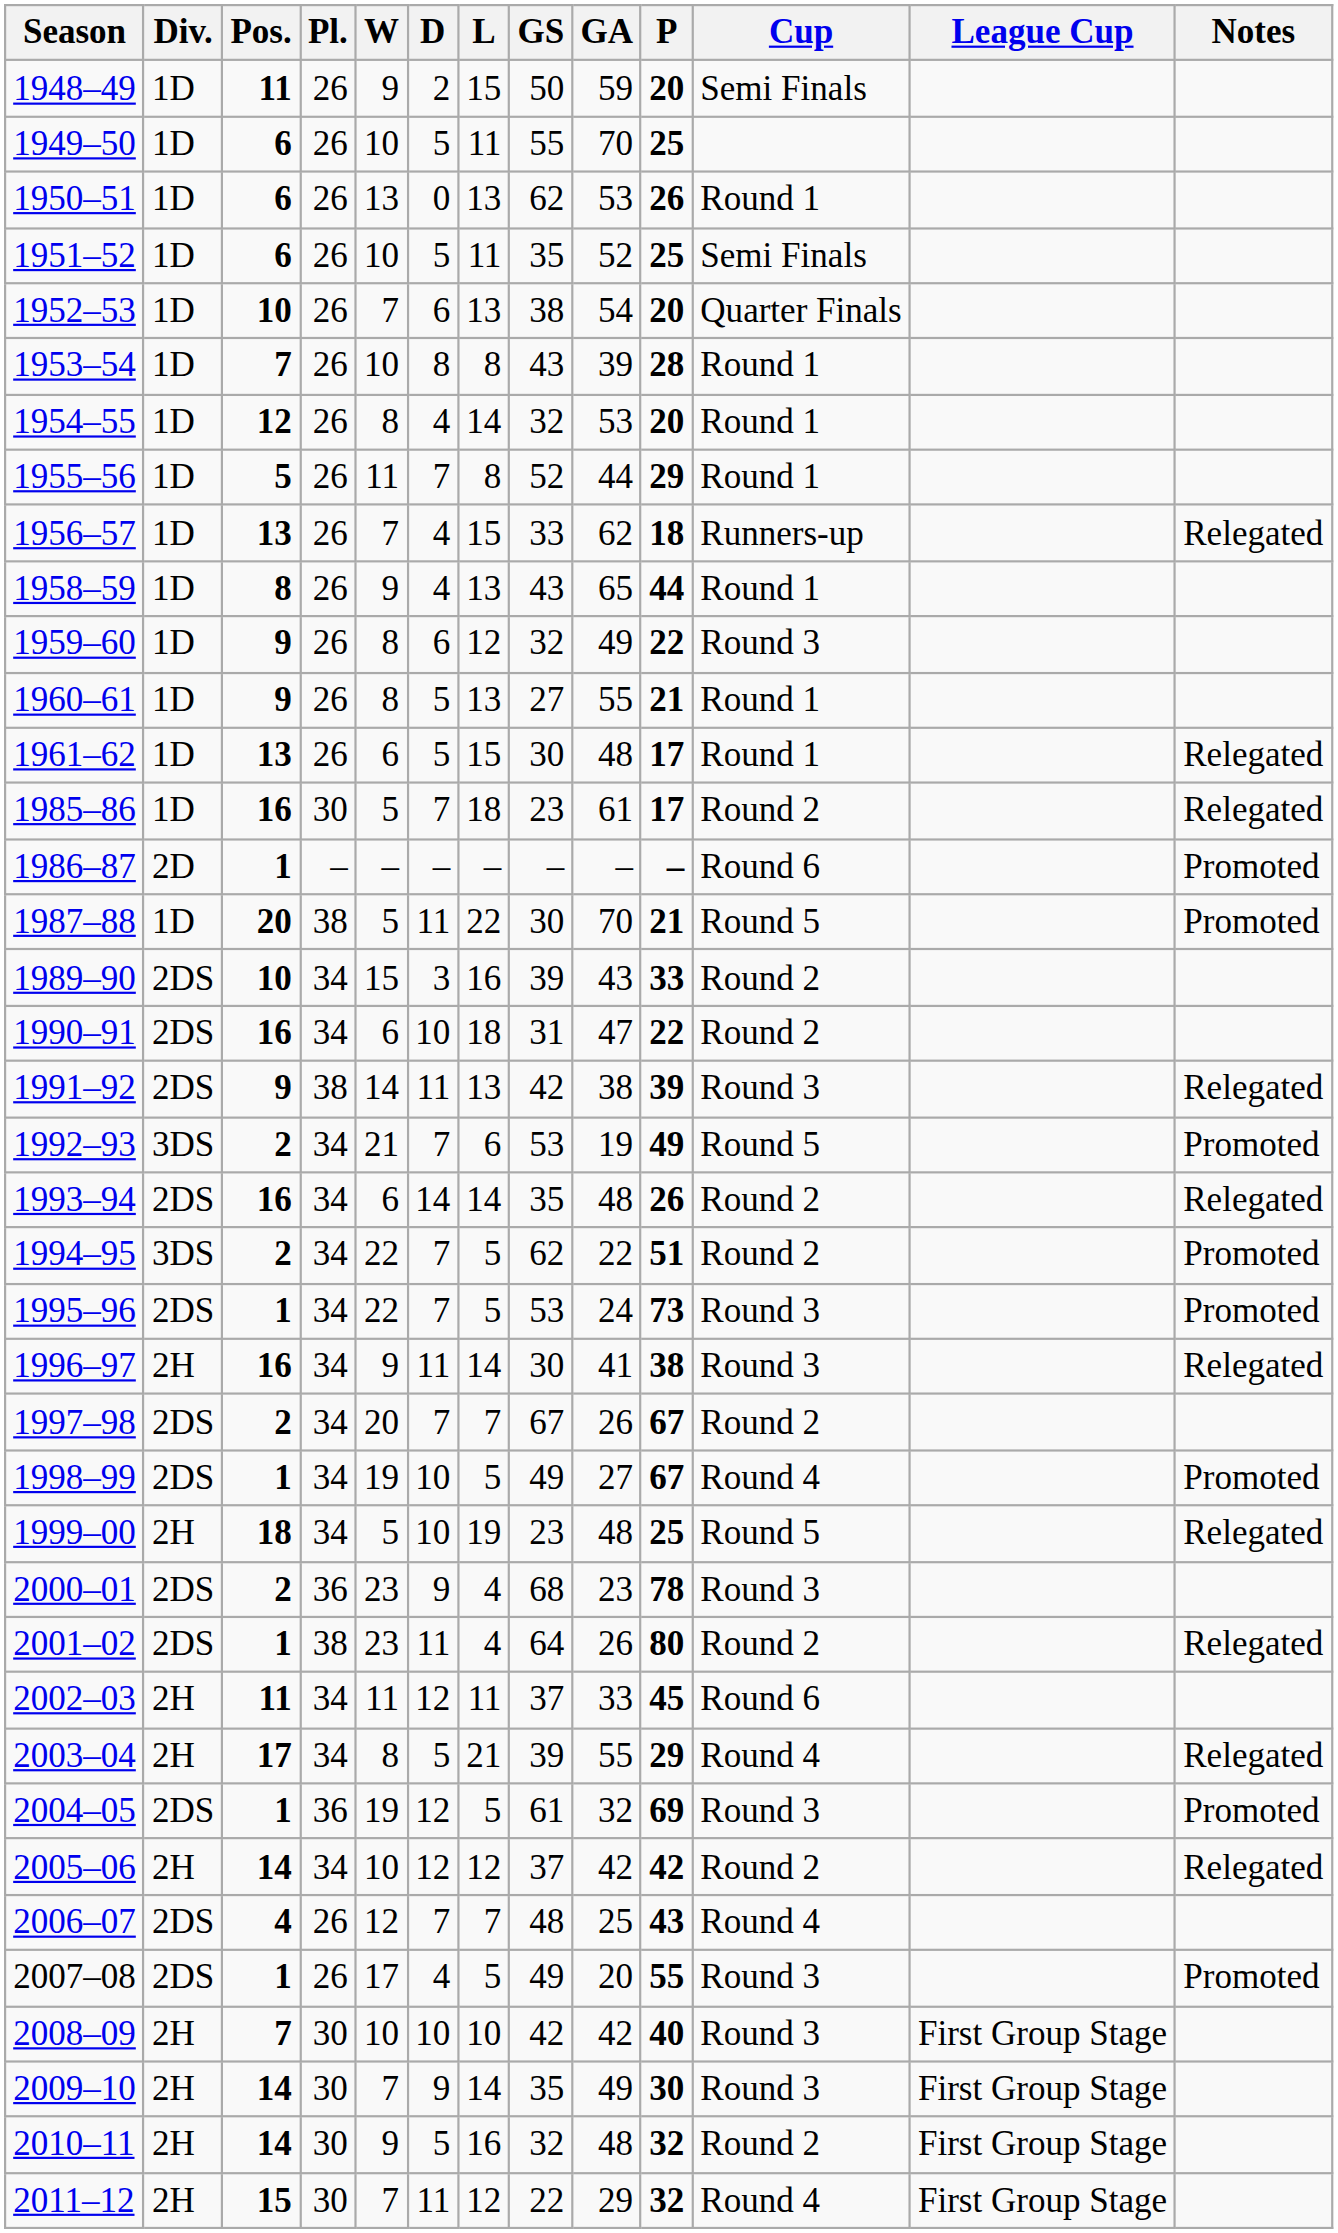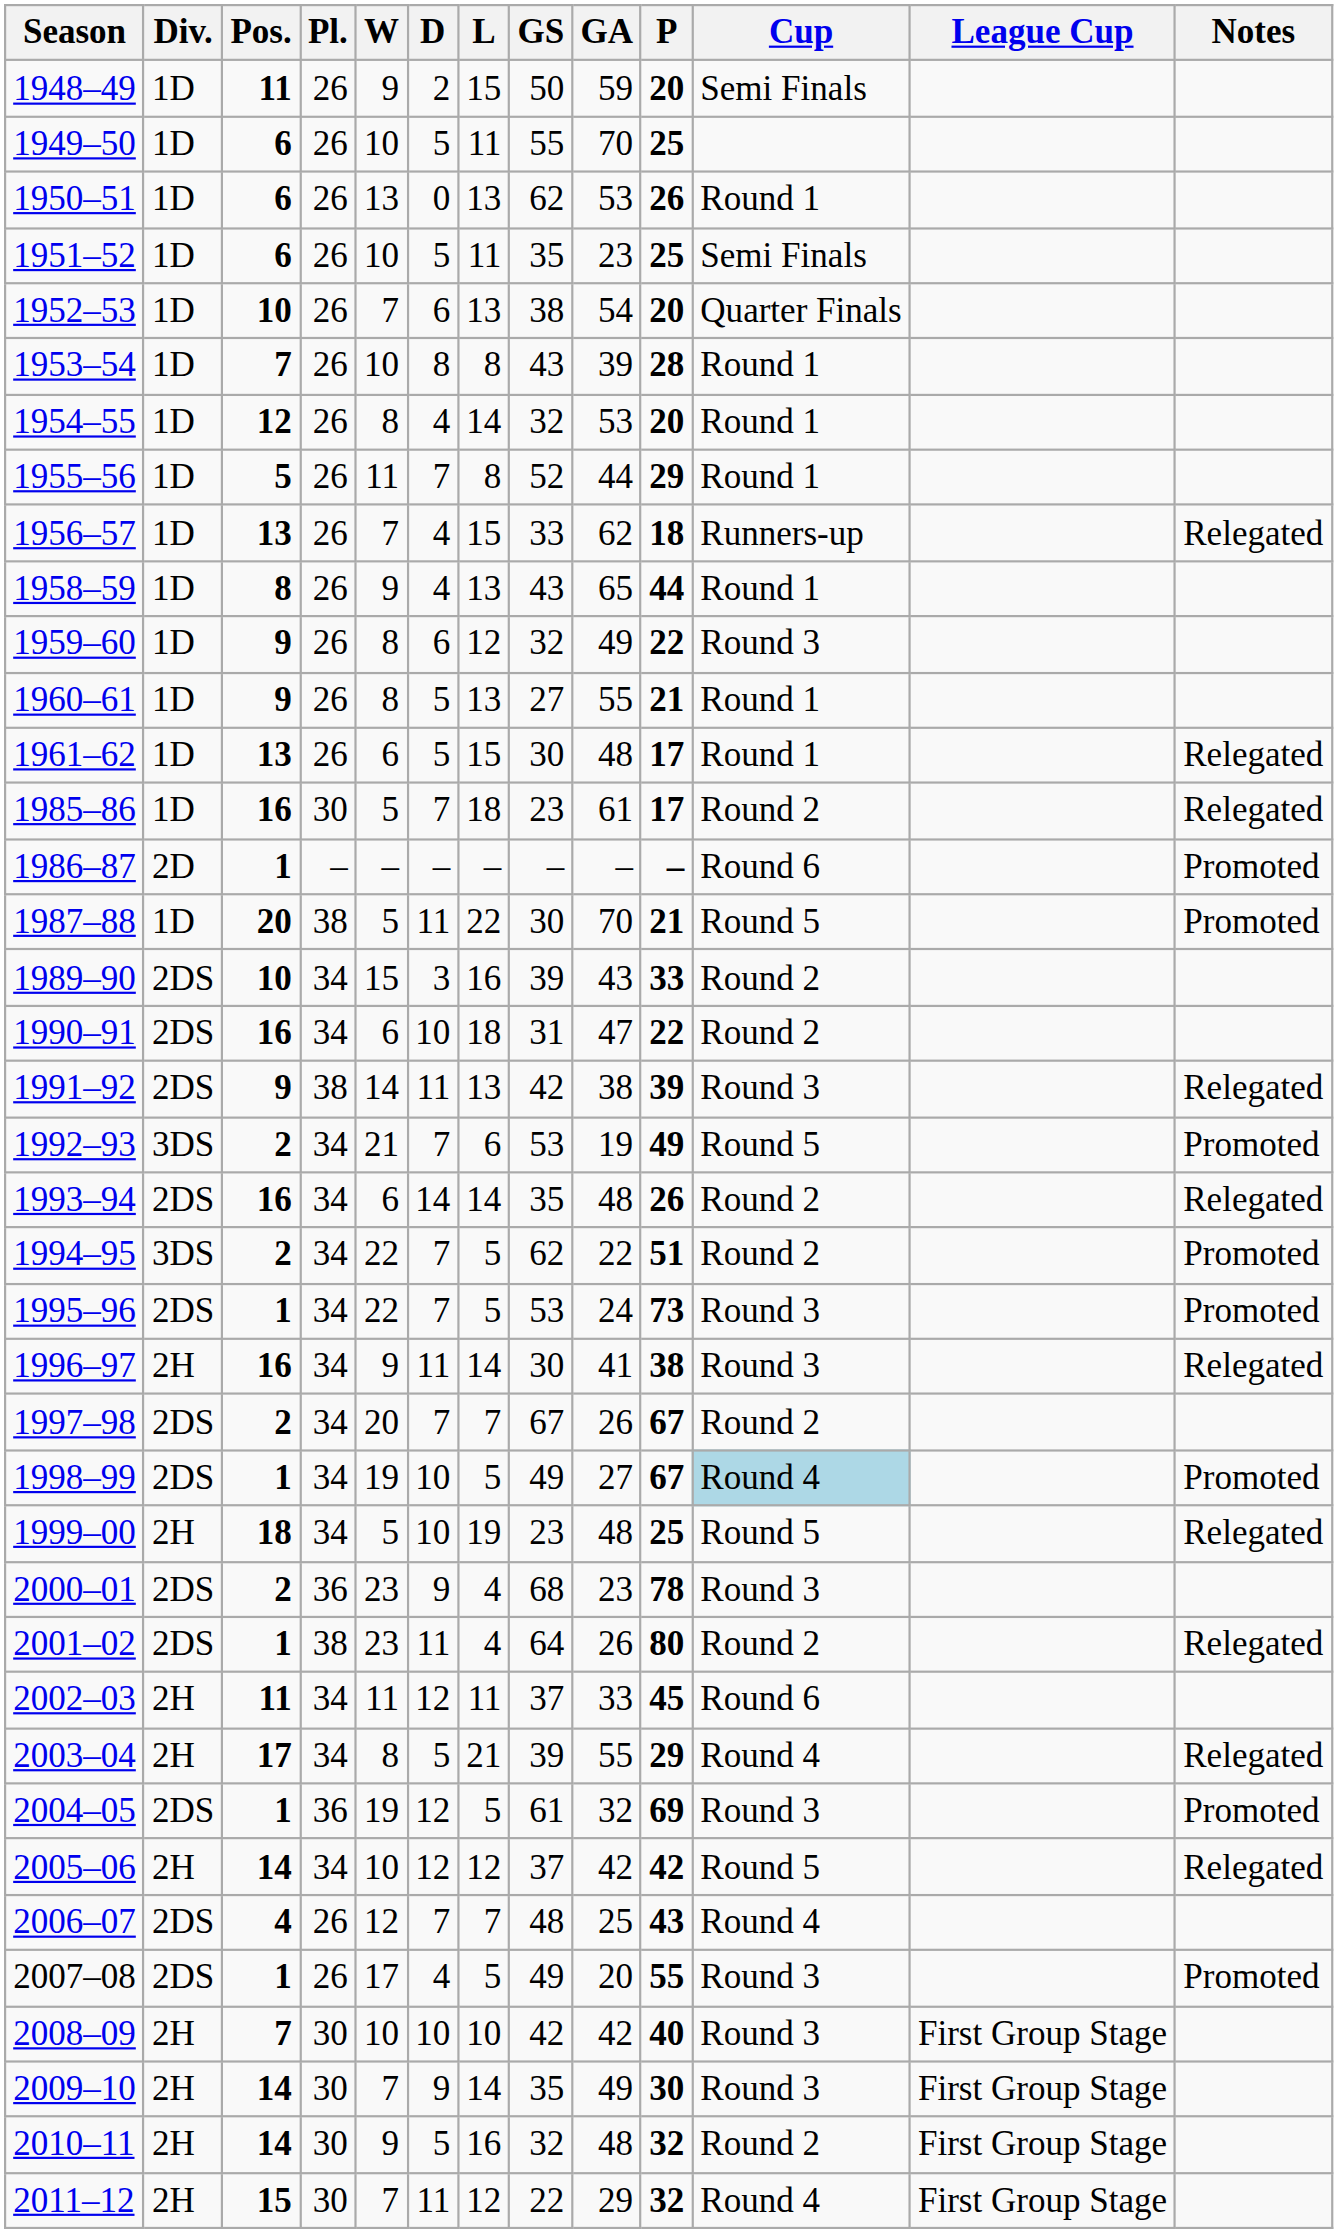(615, 254) 52 -> (615, 254) 23
(760, 1477) no background -> (760, 1477) lightblue background
(760, 1866) Round 2 -> (760, 1866) Round 5
